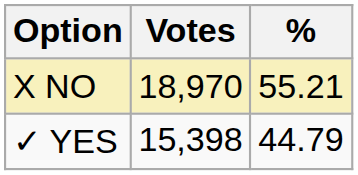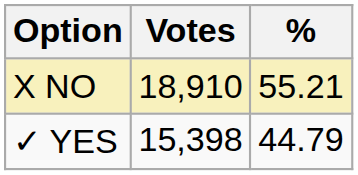(191, 85) 18,970 -> (191, 85) 18,910
